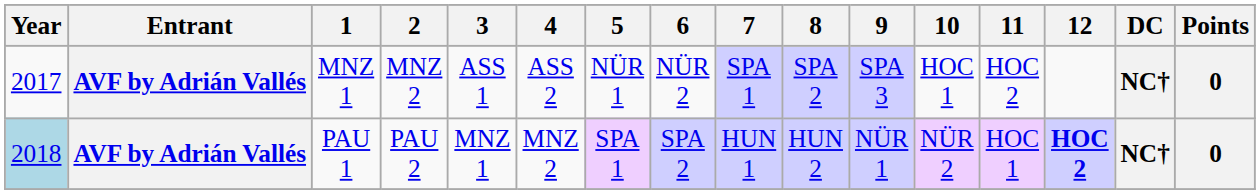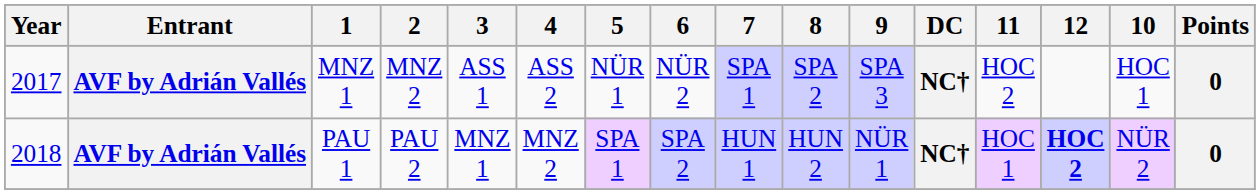columns swapped: (947, 24) <-> (1145, 24)
(36, 153) lightblue background -> (36, 153) no background
